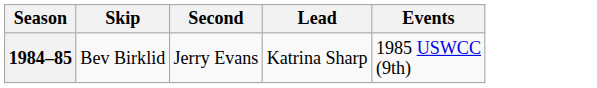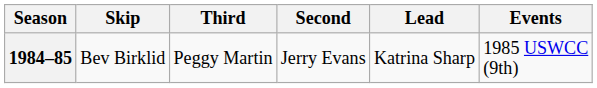+ column: (223, 18)
